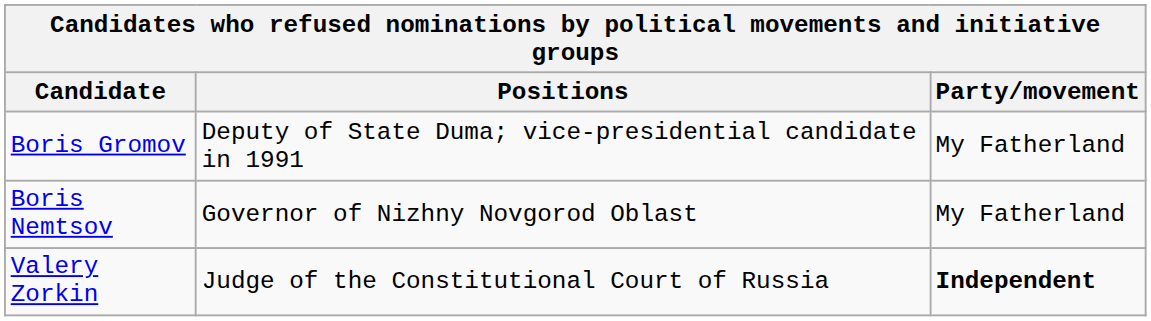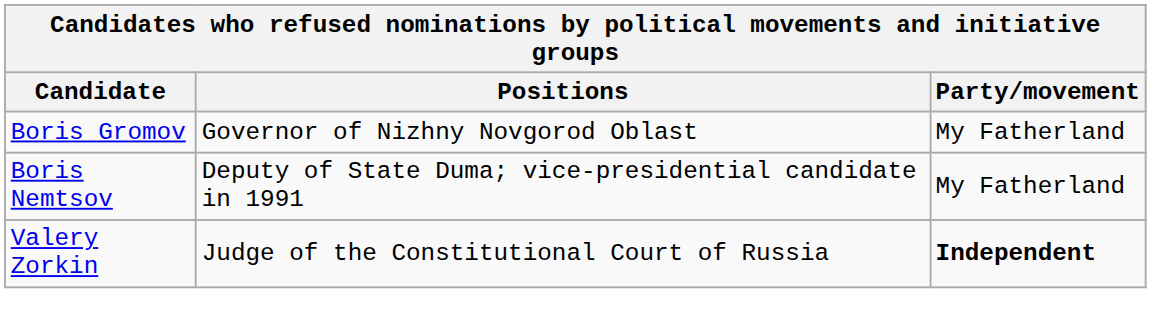(559, 146) Deputy of State Duma; vice-presidential candidate in 1991 -> (450, 132) Governor of Nizhny Novgorod Oblast
(450, 214) Governor of Nizhny Novgorod Oblast -> (559, 186) Deputy of State Duma; vice-presidential candidate in 1991
